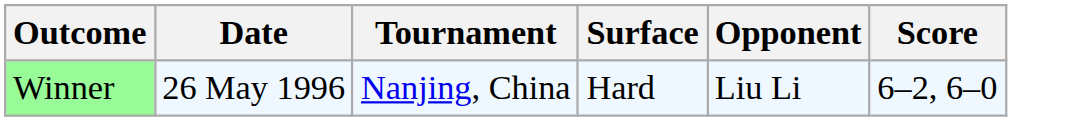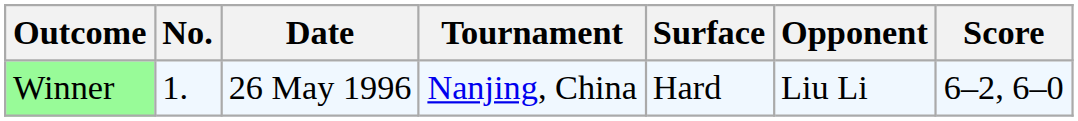+ column: (187, 31)
